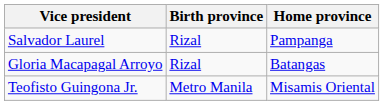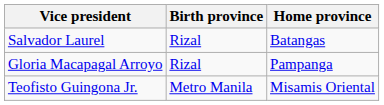(301, 40) Pampanga -> (298, 40) Batangas
(298, 64) Batangas -> (301, 64) Pampanga
